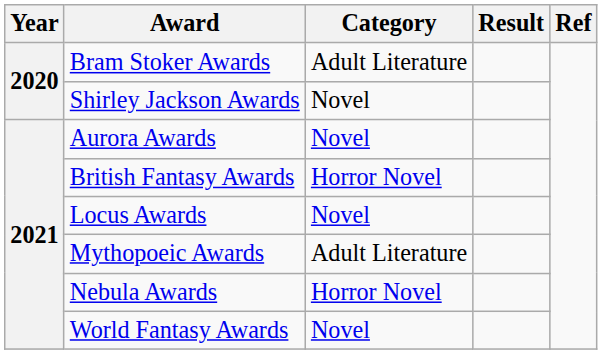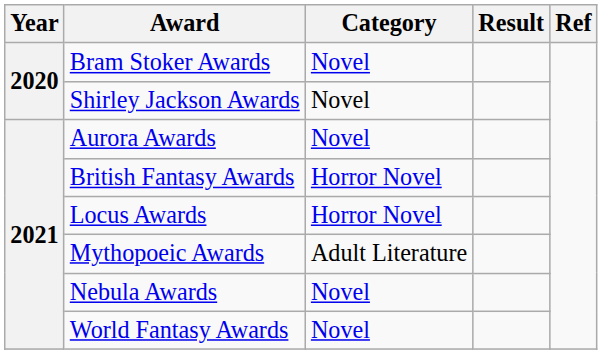(389, 61) Adult Literature -> (340, 61) Novel
(340, 215) Novel -> (376, 215) Horror Novel
(376, 291) Horror Novel -> (340, 291) Novel
